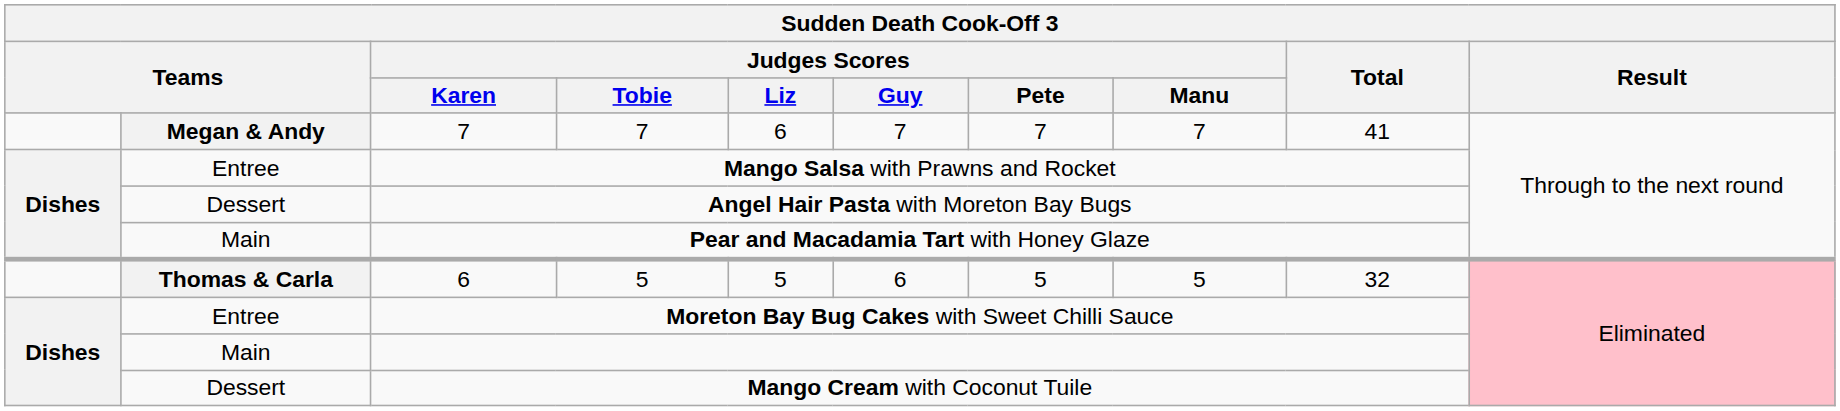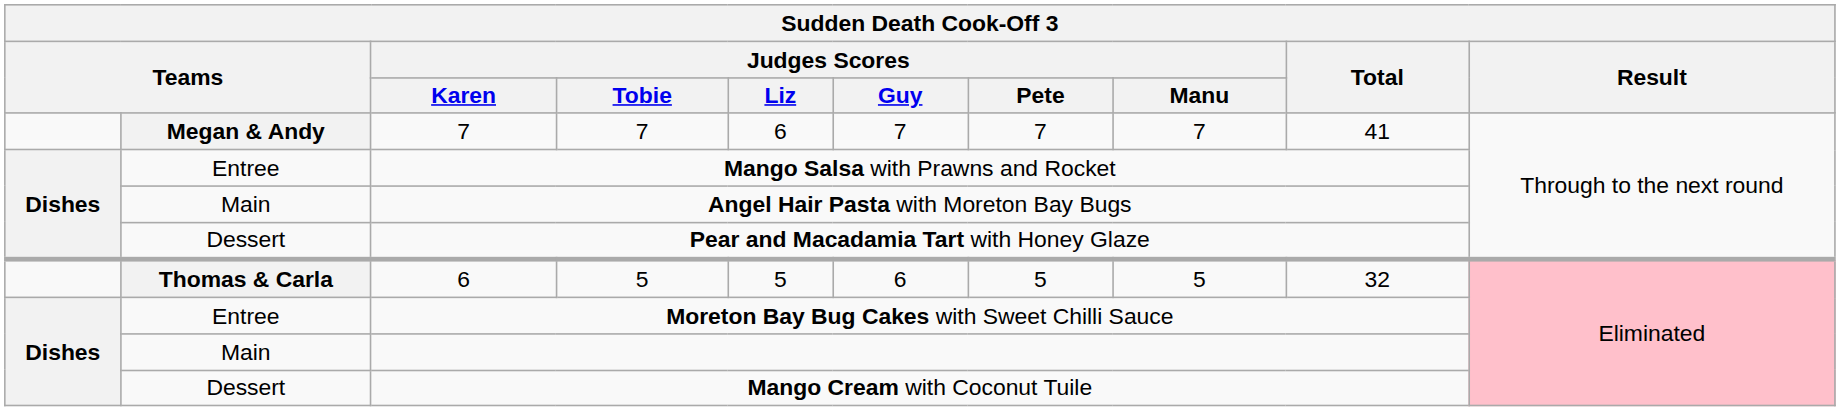(246, 204) Dessert -> (246, 204) Main
(246, 240) Main -> (246, 240) Dessert
